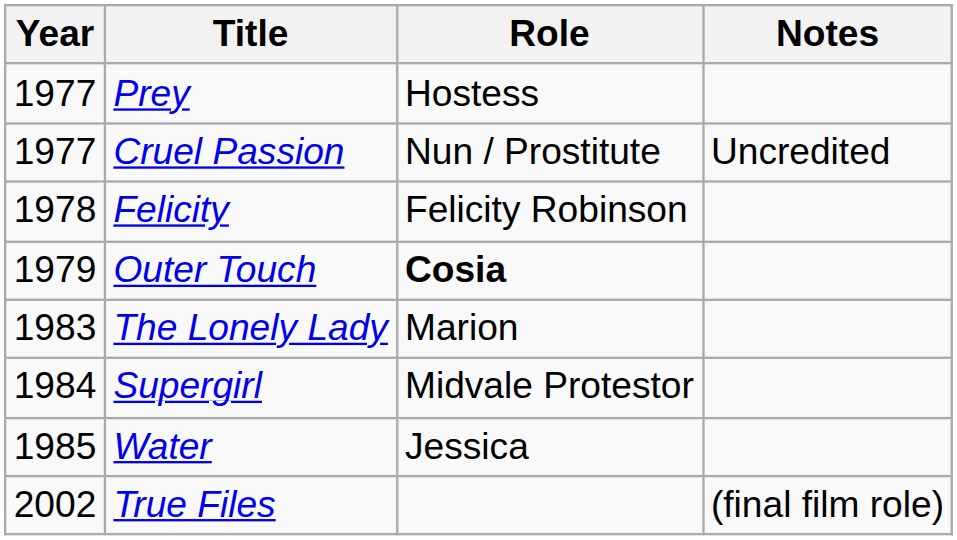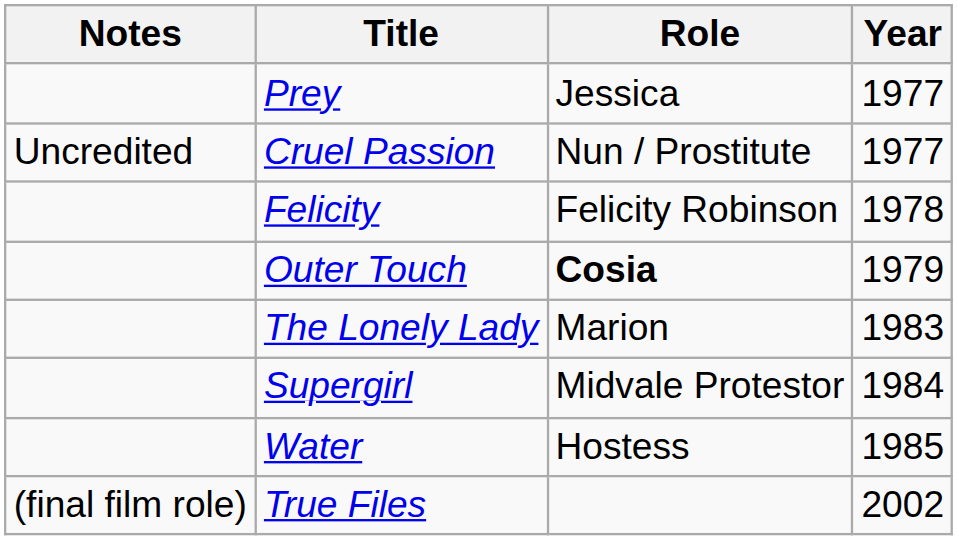columns swapped: (55, 33) <-> (827, 33)
(472, 92) Hostess -> (617, 92) Jessica
(467, 446) Jessica -> (623, 446) Hostess
